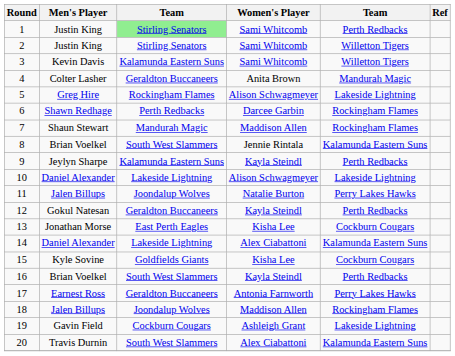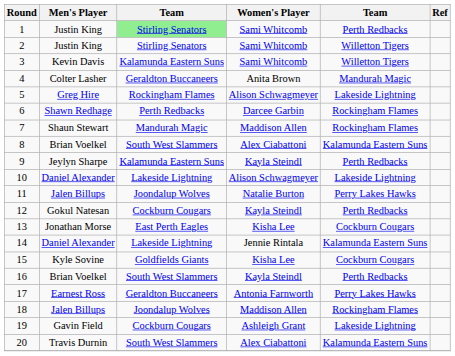(273, 144) Jennie Rintala -> (273, 144) Alex Ciabattoni
(172, 210) Geraldton Buccaneers -> (172, 210) Cockburn Cougars
(273, 243) Alex Ciabattoni -> (273, 243) Jennie Rintala
